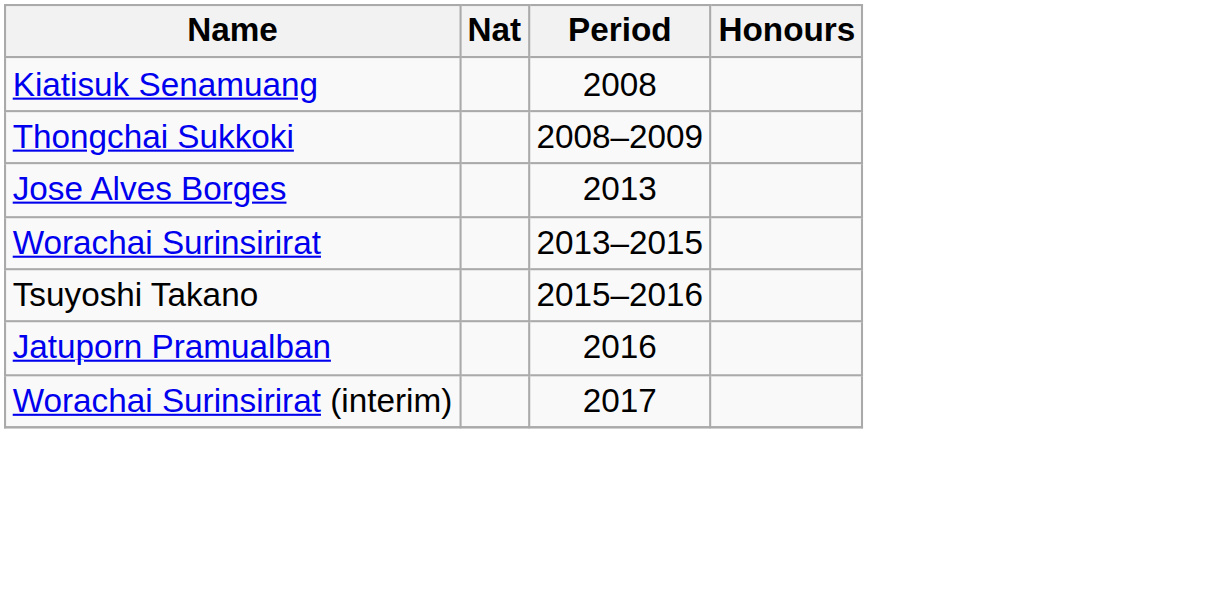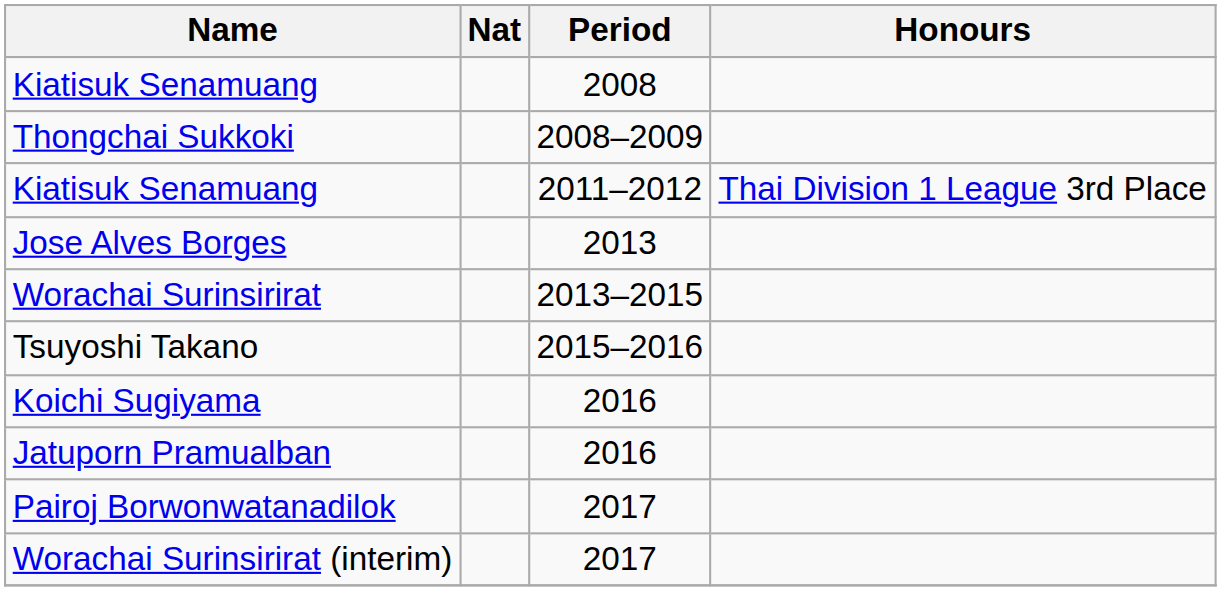+ row: (165, 189)
+ row: (137, 400)
+ row: (204, 505)
